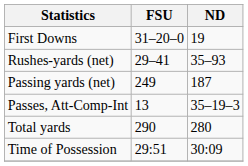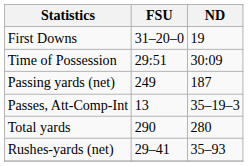rows swapped: (61, 60) <-> (62, 149)
